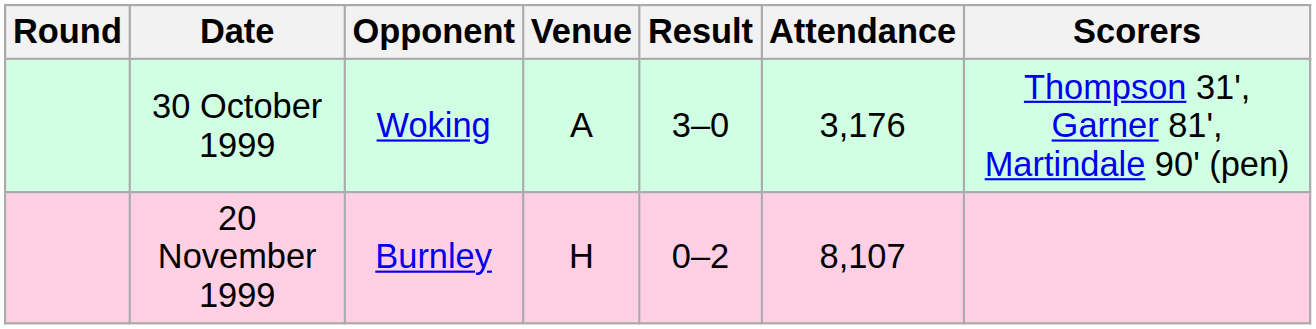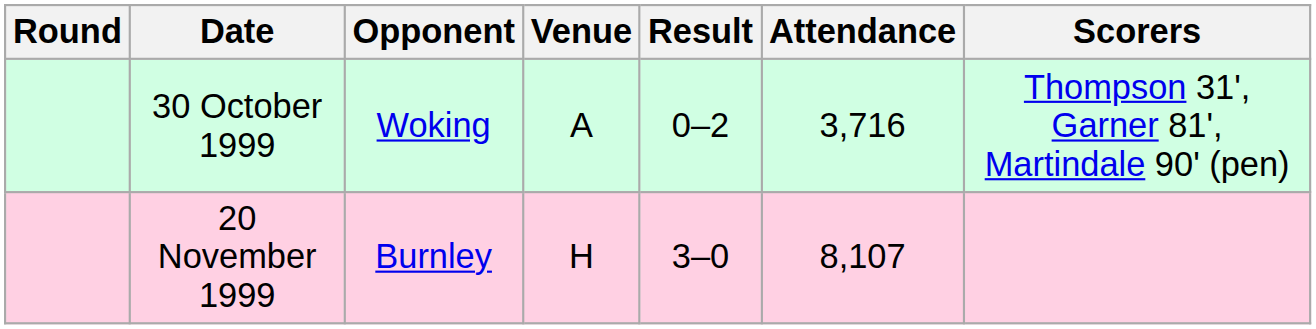(700, 125) 3–0 -> (700, 125) 0–2
(863, 125) 3,176 -> (863, 125) 3,716
(700, 256) 0–2 -> (700, 256) 3–0
